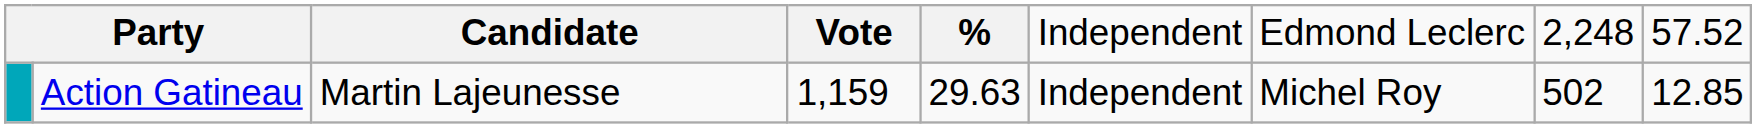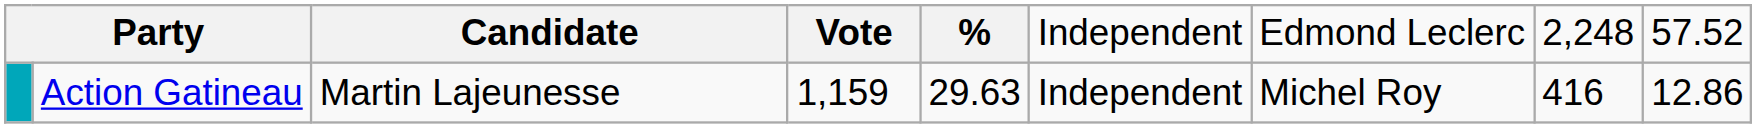(1573, 92) 502 -> (1573, 92) 416
(1697, 92) 12.85 -> (1697, 92) 12.86
